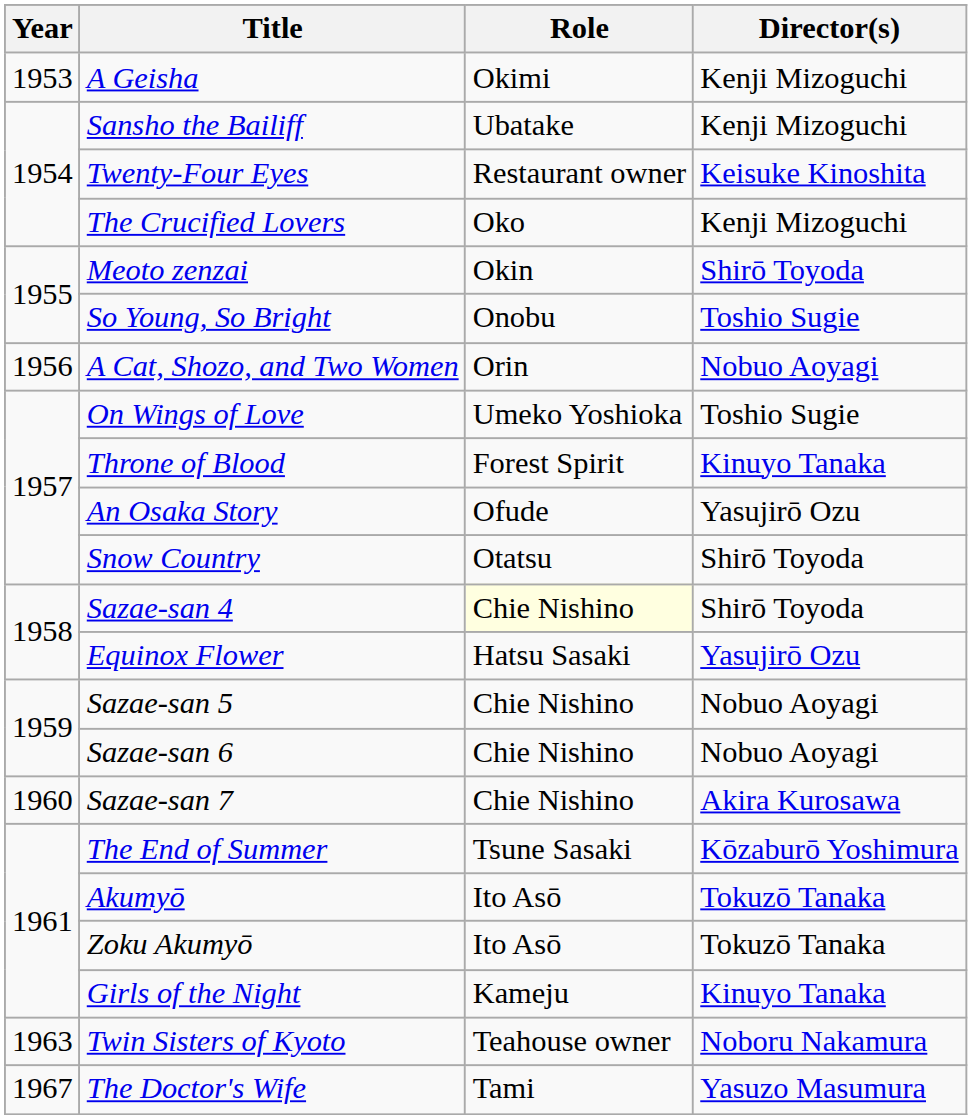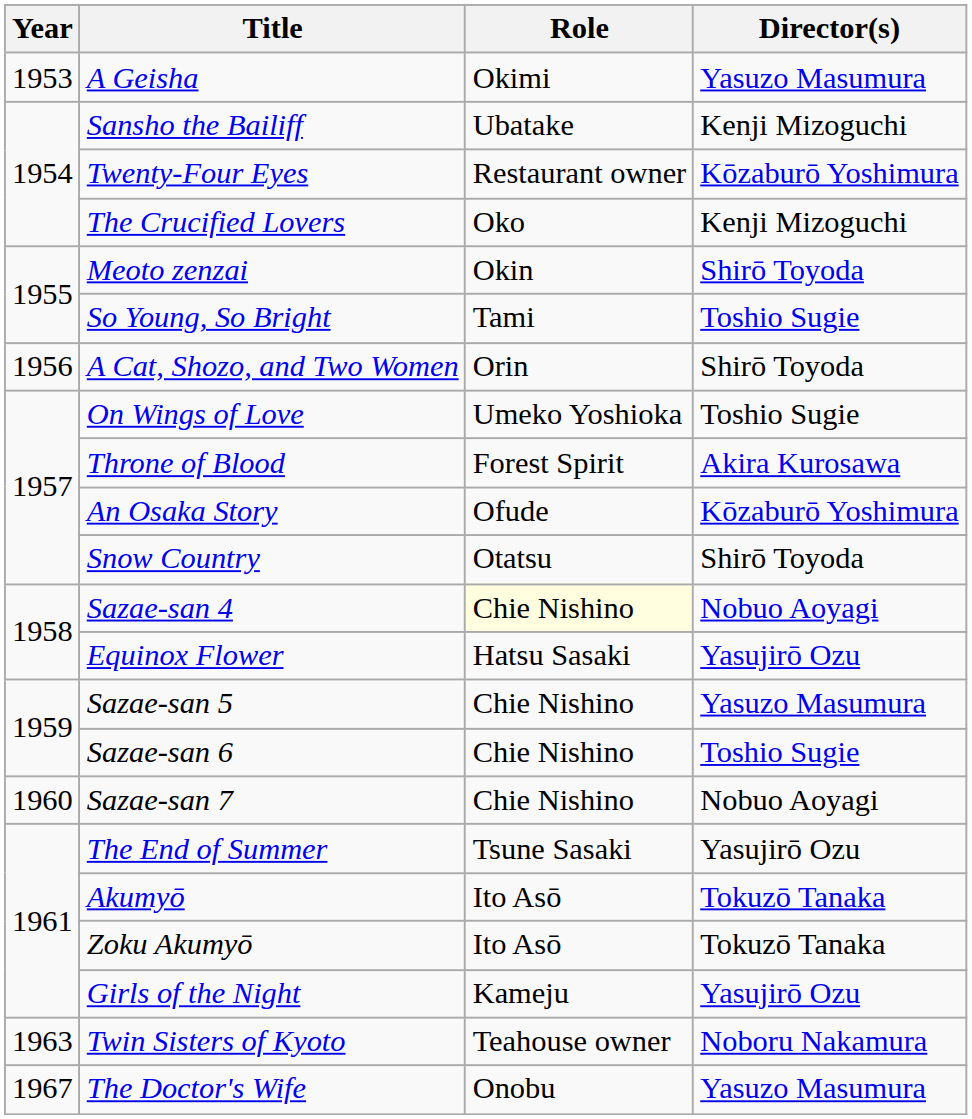(804, 76) Kenji Mizoguchi -> (813, 76) Yasuzo Masumura
(813, 173) Keisuke Kinoshita -> (829, 173) Kōzaburō Yoshimura
(514, 317) Onobu -> (504, 317) Tami
(789, 366) Nobuo Aoyagi -> (782, 366) Shirō Toyoda
(793, 462) Kinuyo Tanaka -> (800, 462) Akira Kurosawa
(780, 510) Yasujirō Ozu -> (829, 510) Kōzaburō Yoshimura
(782, 607) Shirō Toyoda -> (789, 607) Nobuo Aoyagi
(789, 703) Nobuo Aoyagi -> (813, 703) Yasuzo Masumura
(789, 751) Nobuo Aoyagi -> (780, 751) Toshio Sugie
(800, 800) Akira Kurosawa -> (789, 800) Nobuo Aoyagi
(829, 848) Kōzaburō Yoshimura -> (780, 848) Yasujirō Ozu
(793, 992) Kinuyo Tanaka -> (780, 992) Yasujirō Ozu
(504, 1089) Tami -> (514, 1089) Onobu
